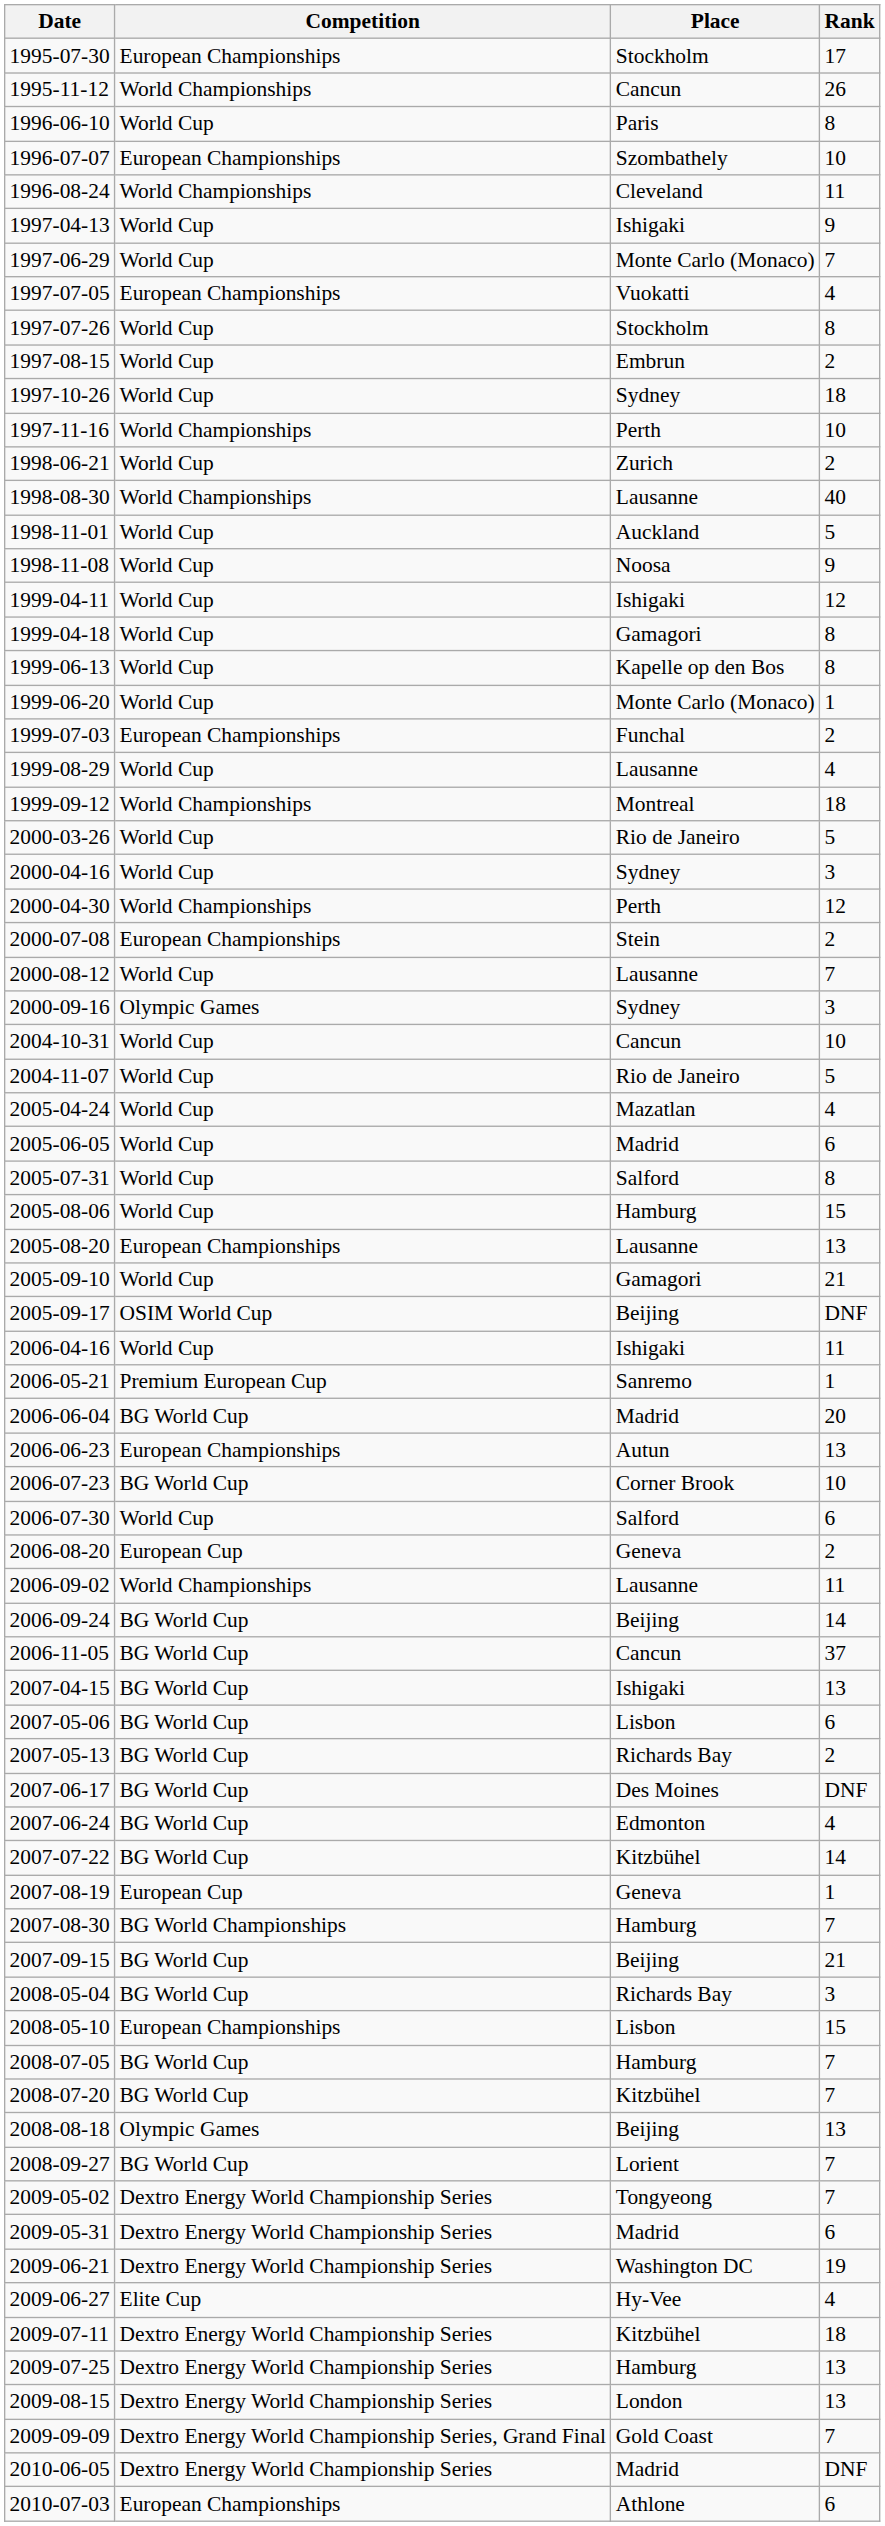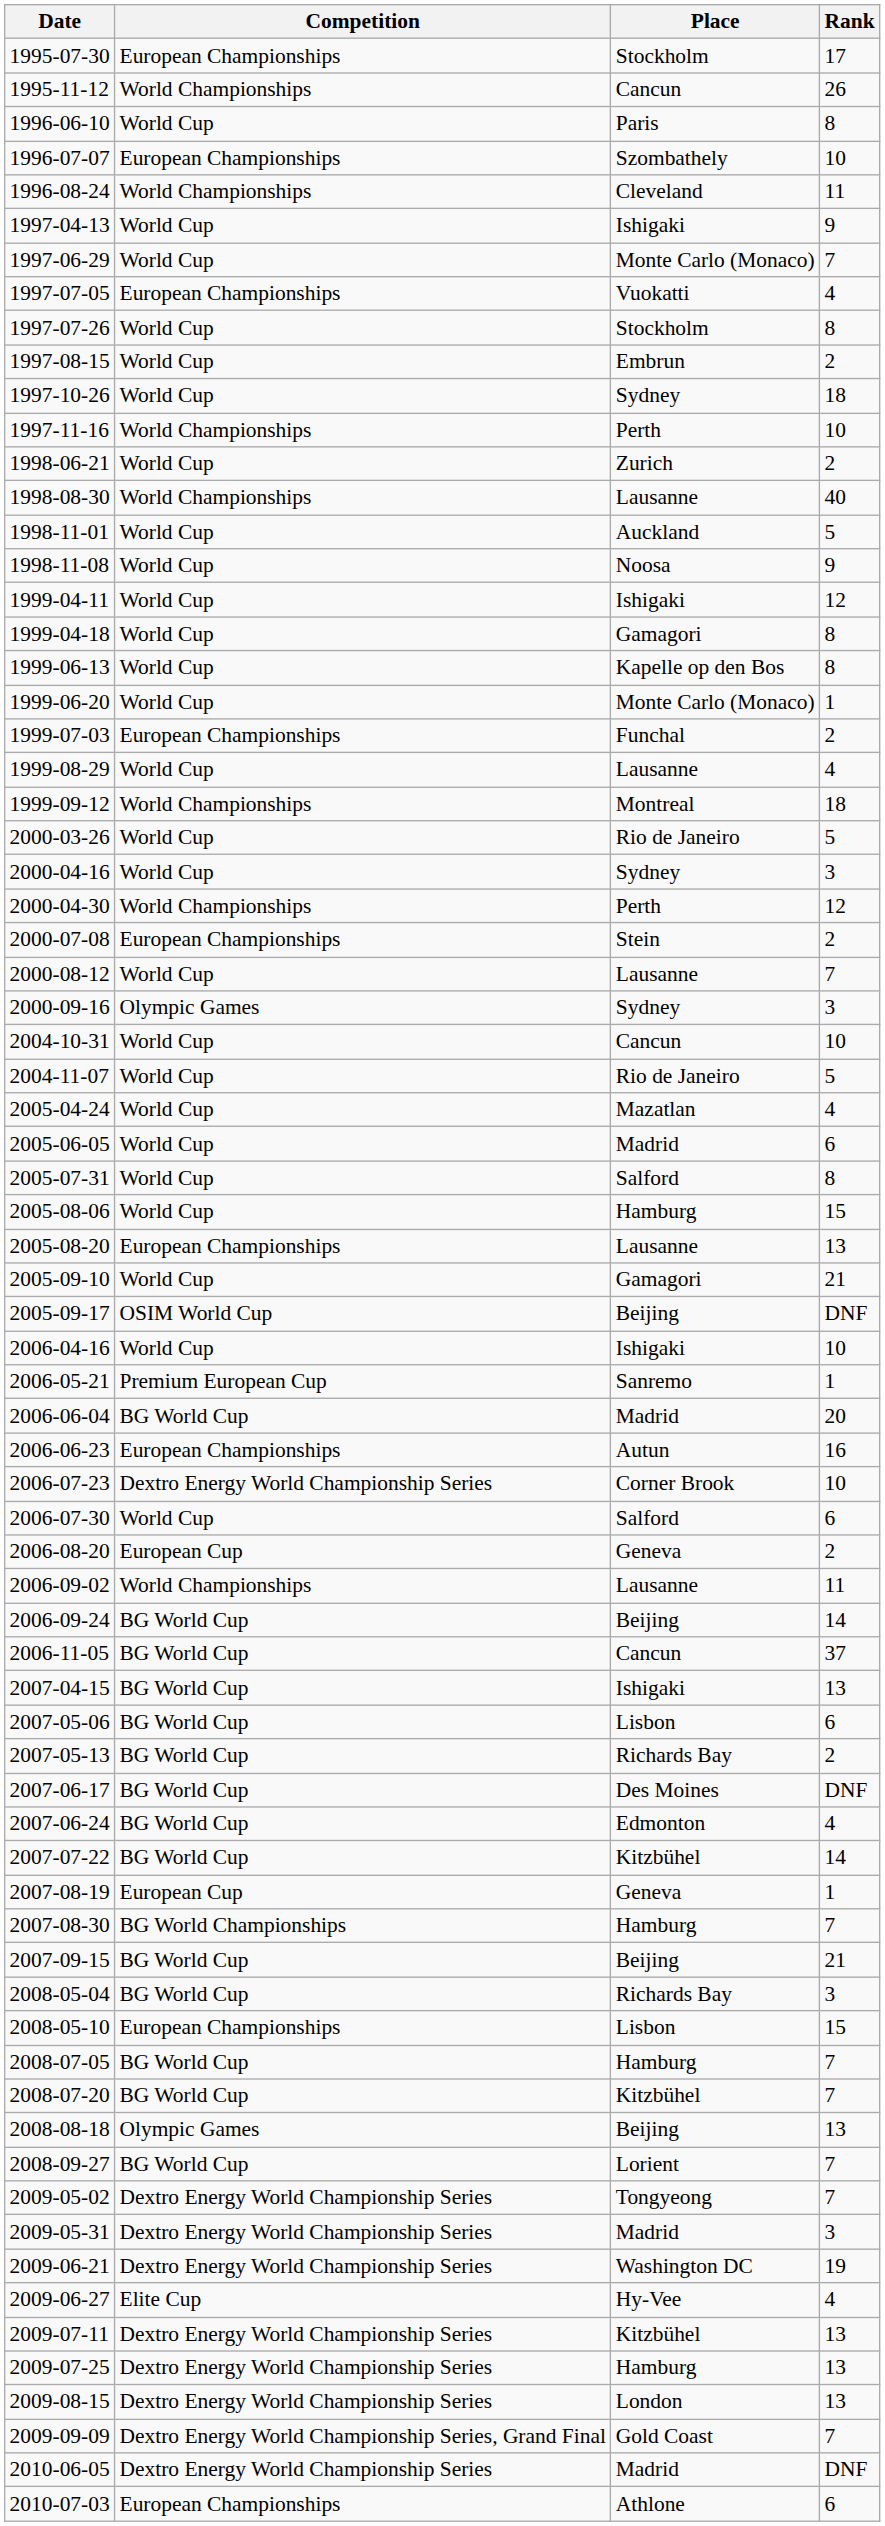(835, 1347) 11 -> (835, 1347) 10
(835, 1449) 13 -> (835, 1449) 16
(184, 1483) BG World Cup -> (306, 1483) Dextro Energy World Championship Series
(830, 2231) 6 -> (830, 2231) 3
(835, 2333) 18 -> (835, 2333) 13
